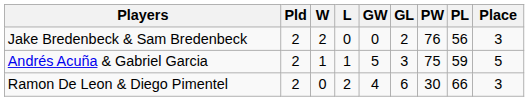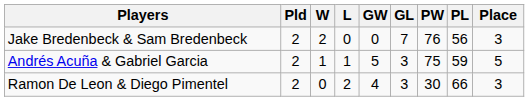(404, 38) 2 -> (404, 38) 7
(404, 84) 6 -> (404, 84) 3
